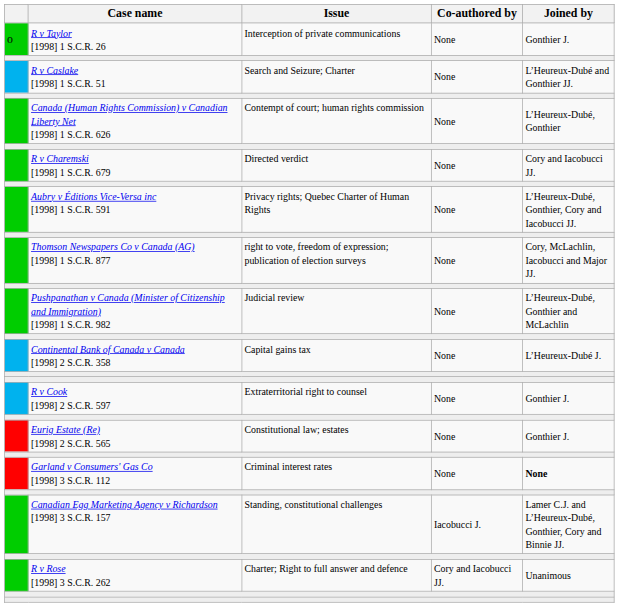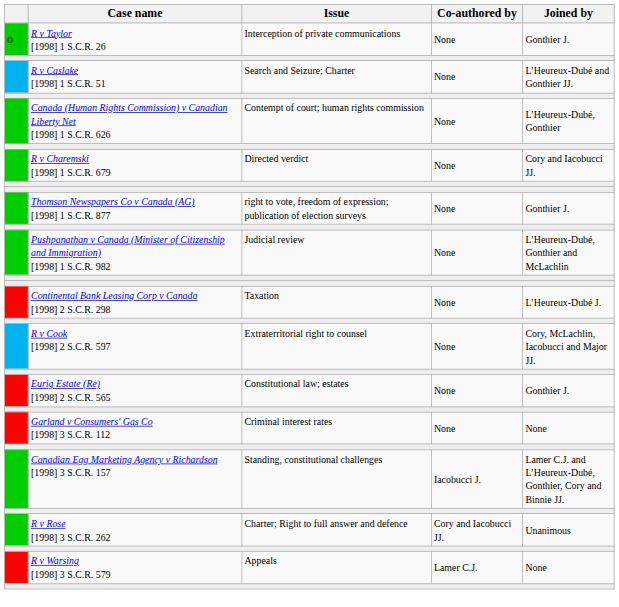- row: (94, 203)
(566, 261) Cory, McLachlin, Iacobucci and Major JJ. -> (547, 209) Gonthier J.
- row: (108, 356)
+ row: (114, 302)
(547, 399) Gonthier J. -> (566, 347) Cory, McLachlin, Iacobucci and Major JJ.
(536, 473) bold -> (536, 428) normal
+ row: (71, 568)
